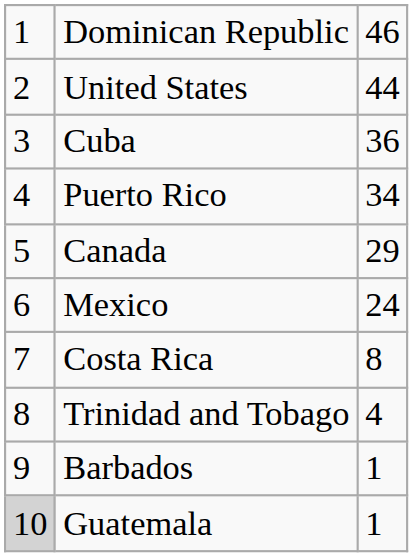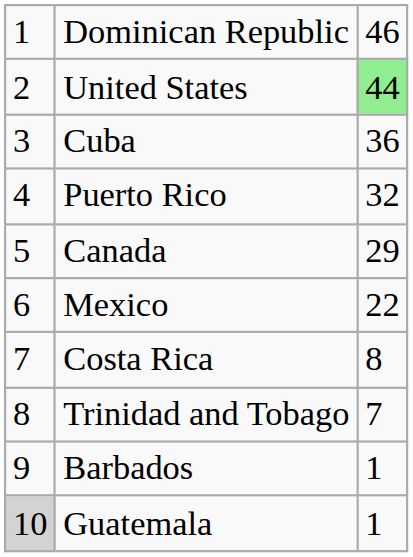(383, 86) no background -> (383, 86) lightgreen background
(383, 195) 34 -> (383, 195) 32
(383, 304) 24 -> (383, 304) 22
(374, 413) 4 -> (374, 413) 7
